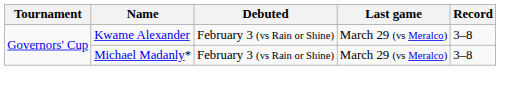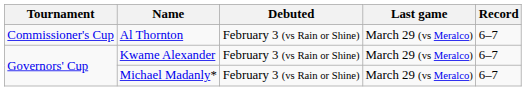+ row: (151, 34)
(463, 34) 3–8 -> (488, 55) 6–7
(463, 55) 3–8 -> (488, 75) 6–7
